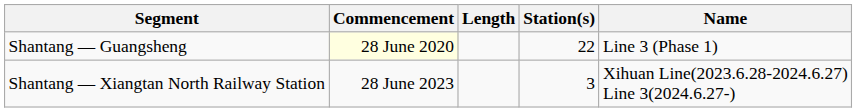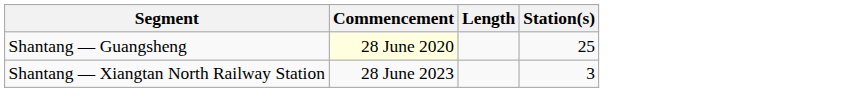- column: (725, 18)
(586, 45) 22 -> (586, 45) 25
